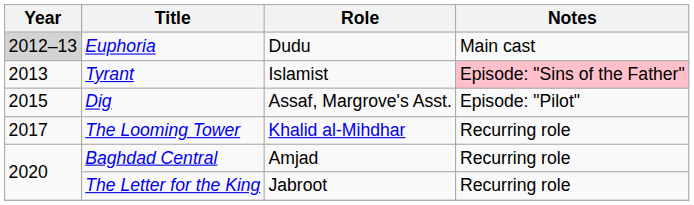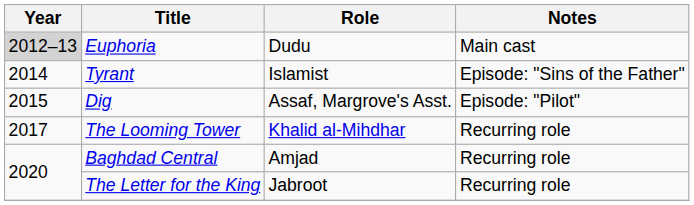(28, 74) 2013 -> (28, 74) 2014
(572, 74) pink background -> (572, 74) no background
